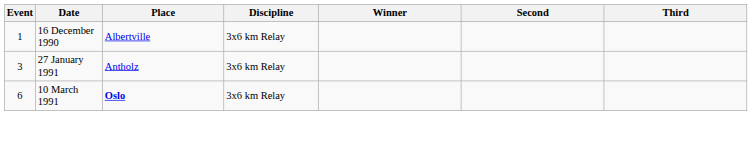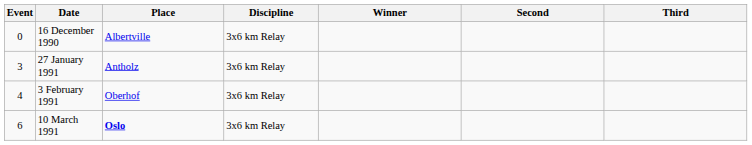(20, 36) 1 -> (20, 36) 0
+ row: (61, 96)
